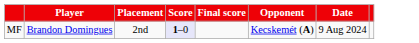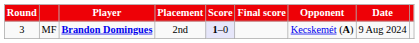+ column: (22, 12)
(70, 29) normal -> (107, 29) bold
